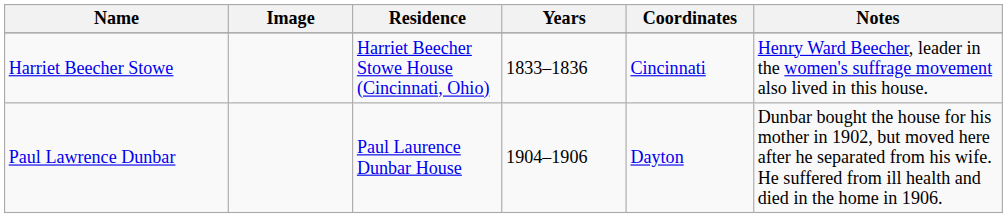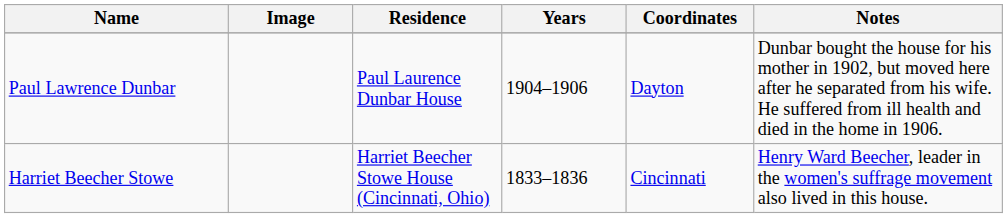rows swapped: (92, 157) <-> (91, 67)
